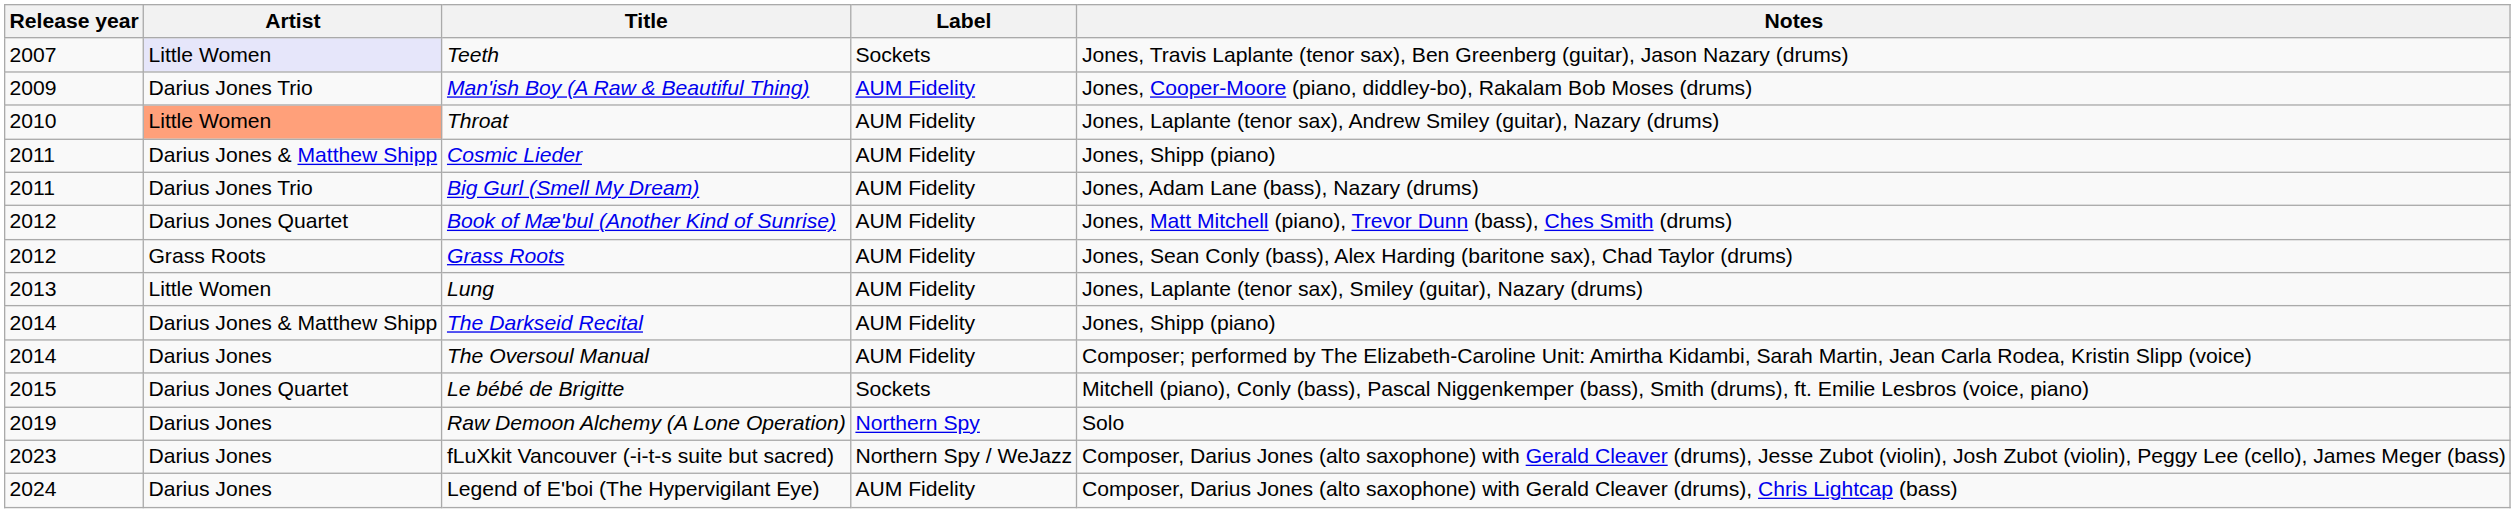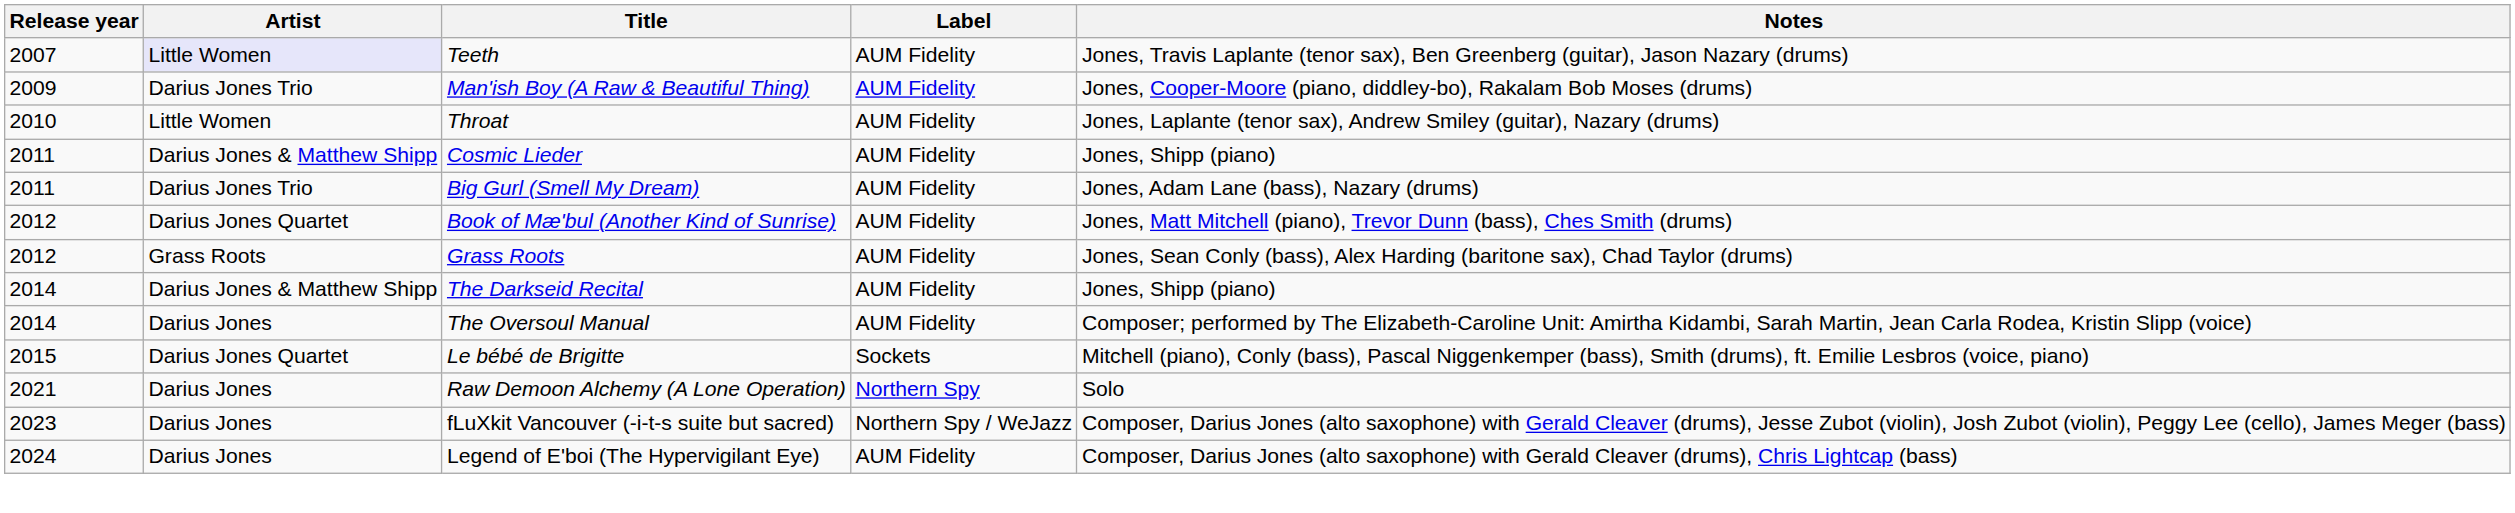(893, 54) Sockets -> (915, 54) AUM Fidelity
(210, 121) lightsalmon background -> (210, 121) no background
- row: (470, 289)
(33, 423) 2019 -> (33, 389) 2021
